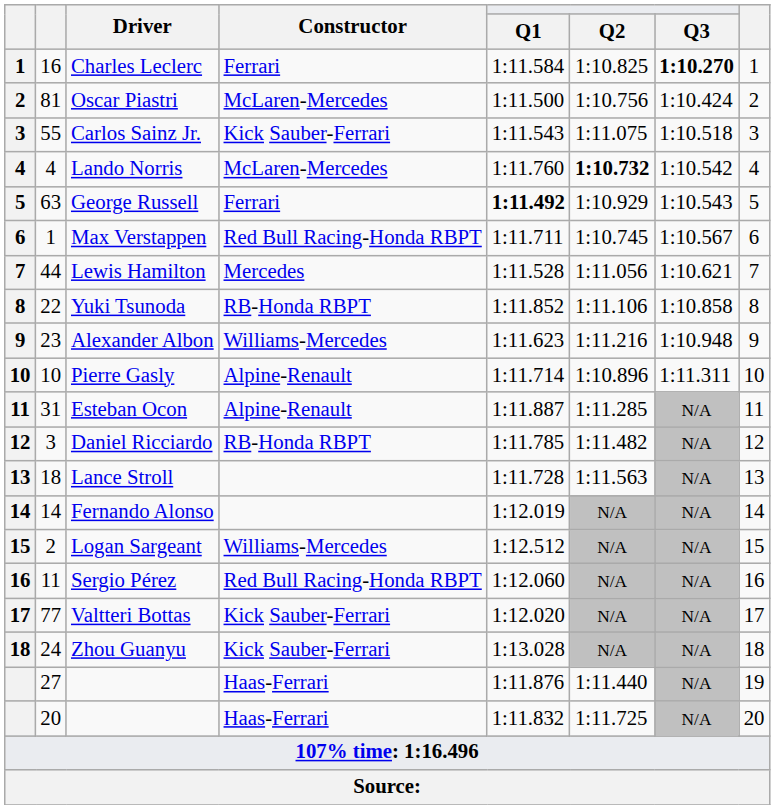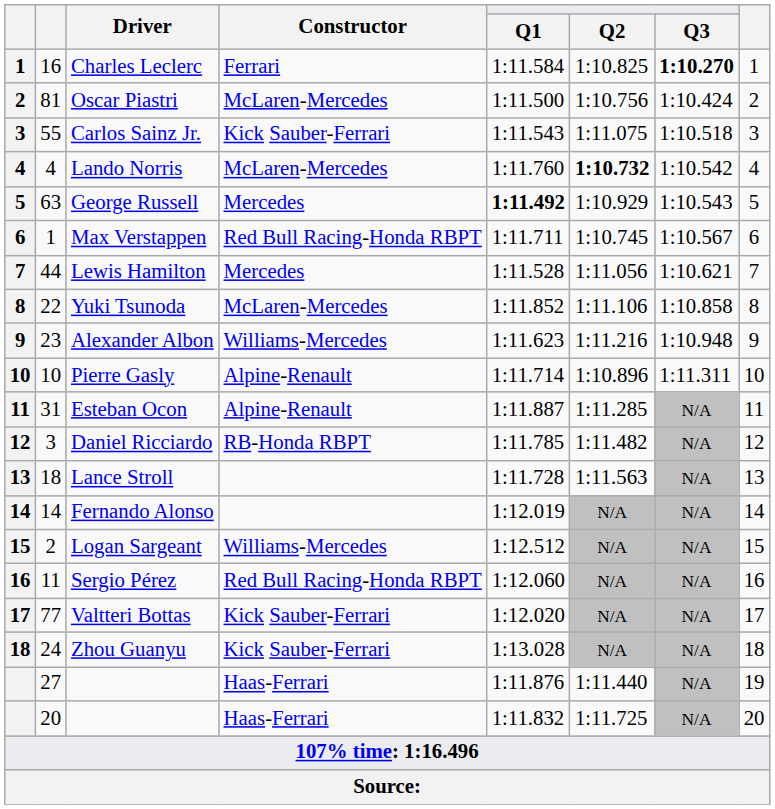(252, 202) Ferrari -> (264, 202) Mercedes
(297, 305) RB-Honda RBPT -> (306, 305) McLaren-Mercedes
